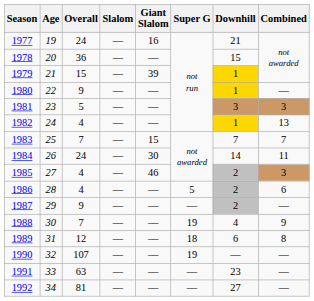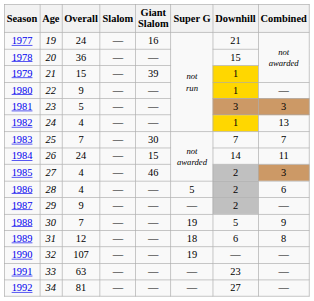(153, 139) 15 -> (153, 139) 30
(153, 156) 30 -> (153, 156) 15
(236, 222) 4 -> (236, 222) 5
